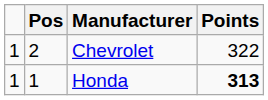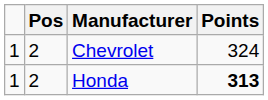(243, 50) 322 -> (243, 50) 324
(34, 80) 1 -> (34, 80) 2
